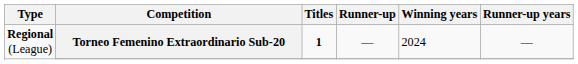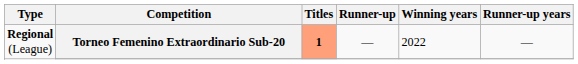(319, 41) no background -> (319, 41) lightsalmon background
(414, 41) 2024 -> (414, 41) 2022
